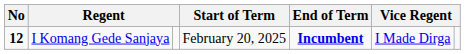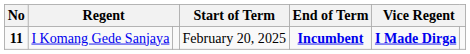(16, 37) 12 -> (16, 37) 11
(413, 37) normal -> (416, 37) bold
